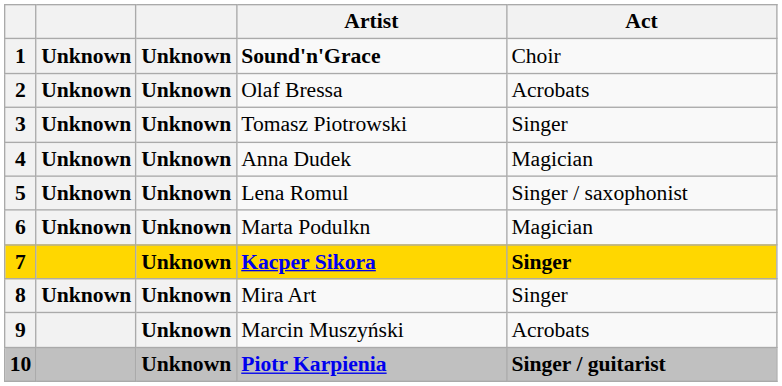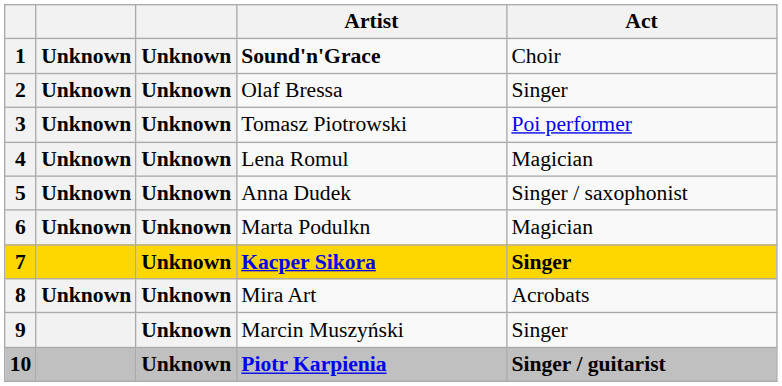(550, 90) Acrobats -> (540, 90) Singer
(540, 124) Singer -> (572, 124) Poi performer
(296, 158) Anna Dudek -> (295, 158) Lena Romul
(295, 192) Lena Romul -> (296, 192) Anna Dudek
(540, 295) Singer -> (550, 295) Acrobats
(550, 329) Acrobats -> (540, 329) Singer
